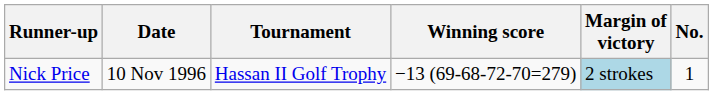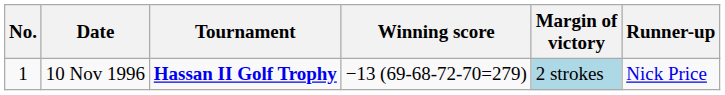columns swapped: (690, 31) <-> (54, 31)
(301, 74) normal -> (245, 74) bold
